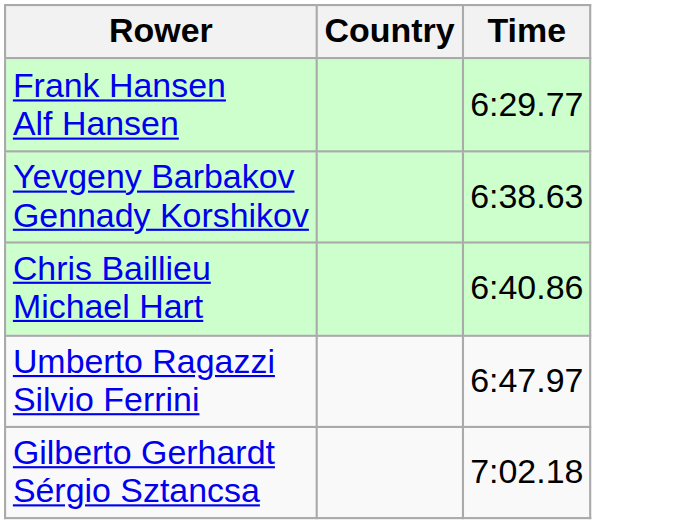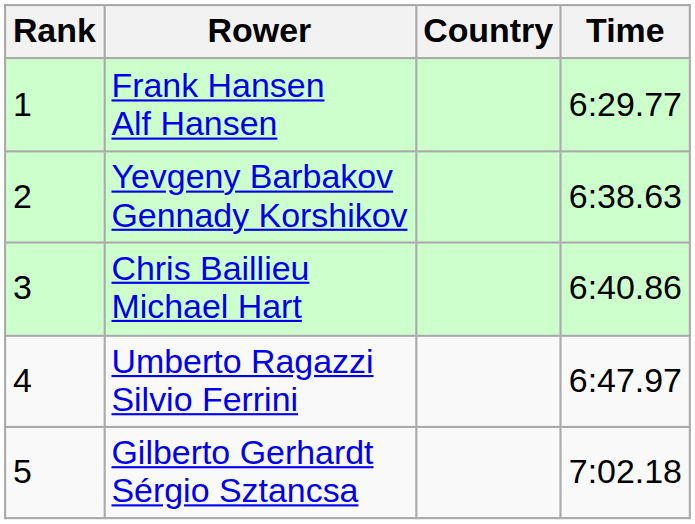+ column: (54, 31)
